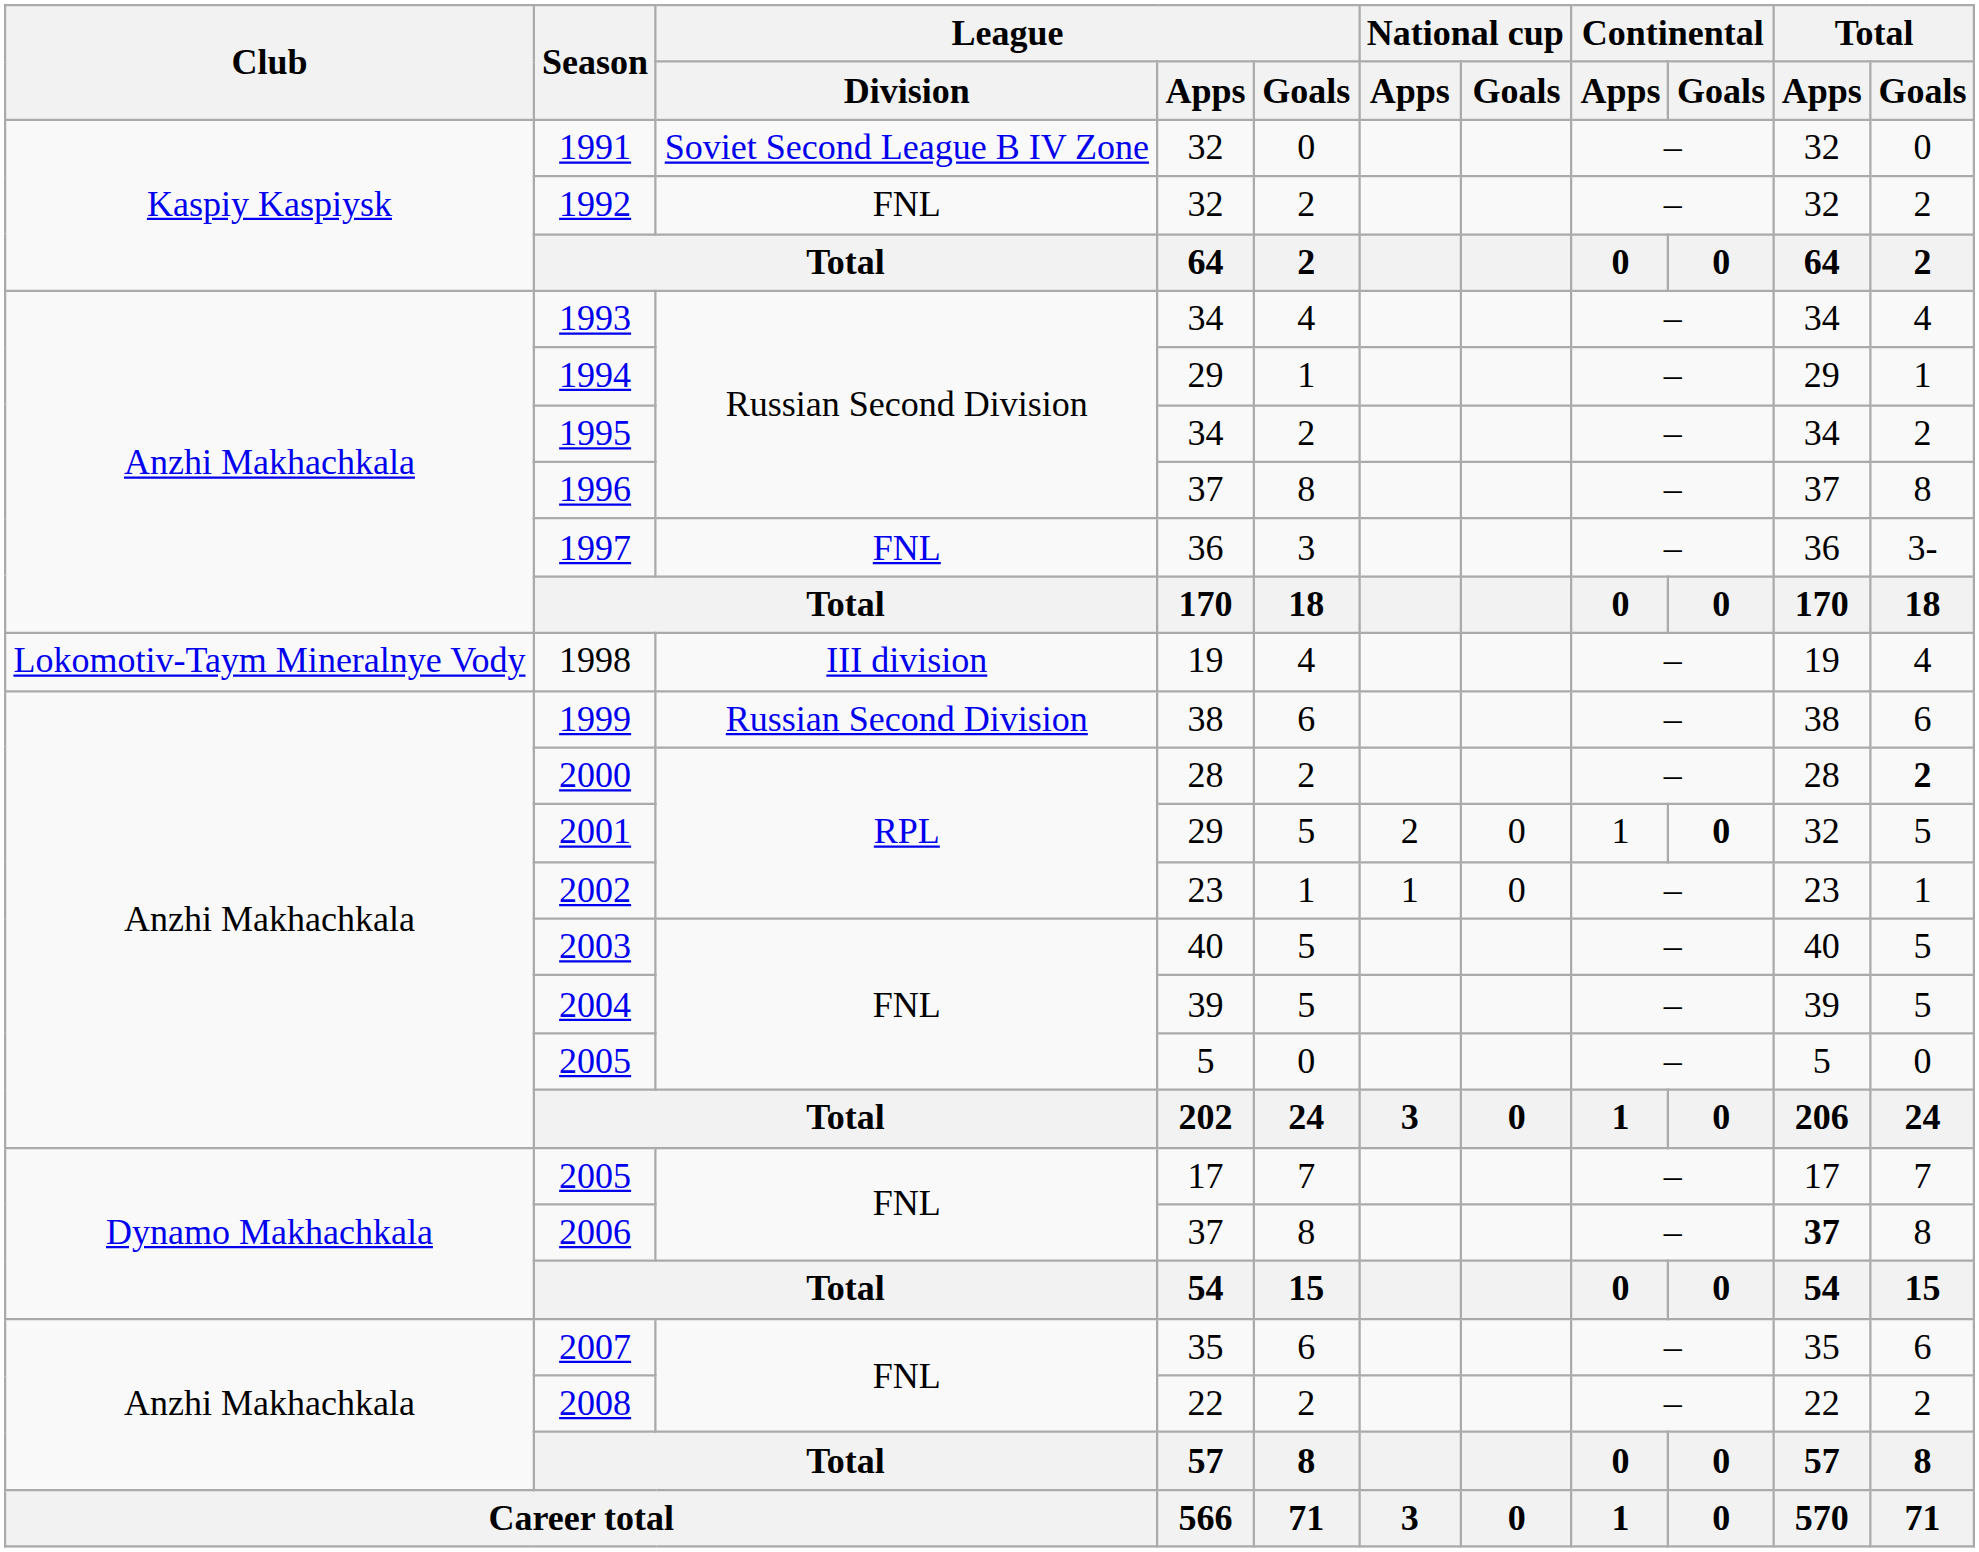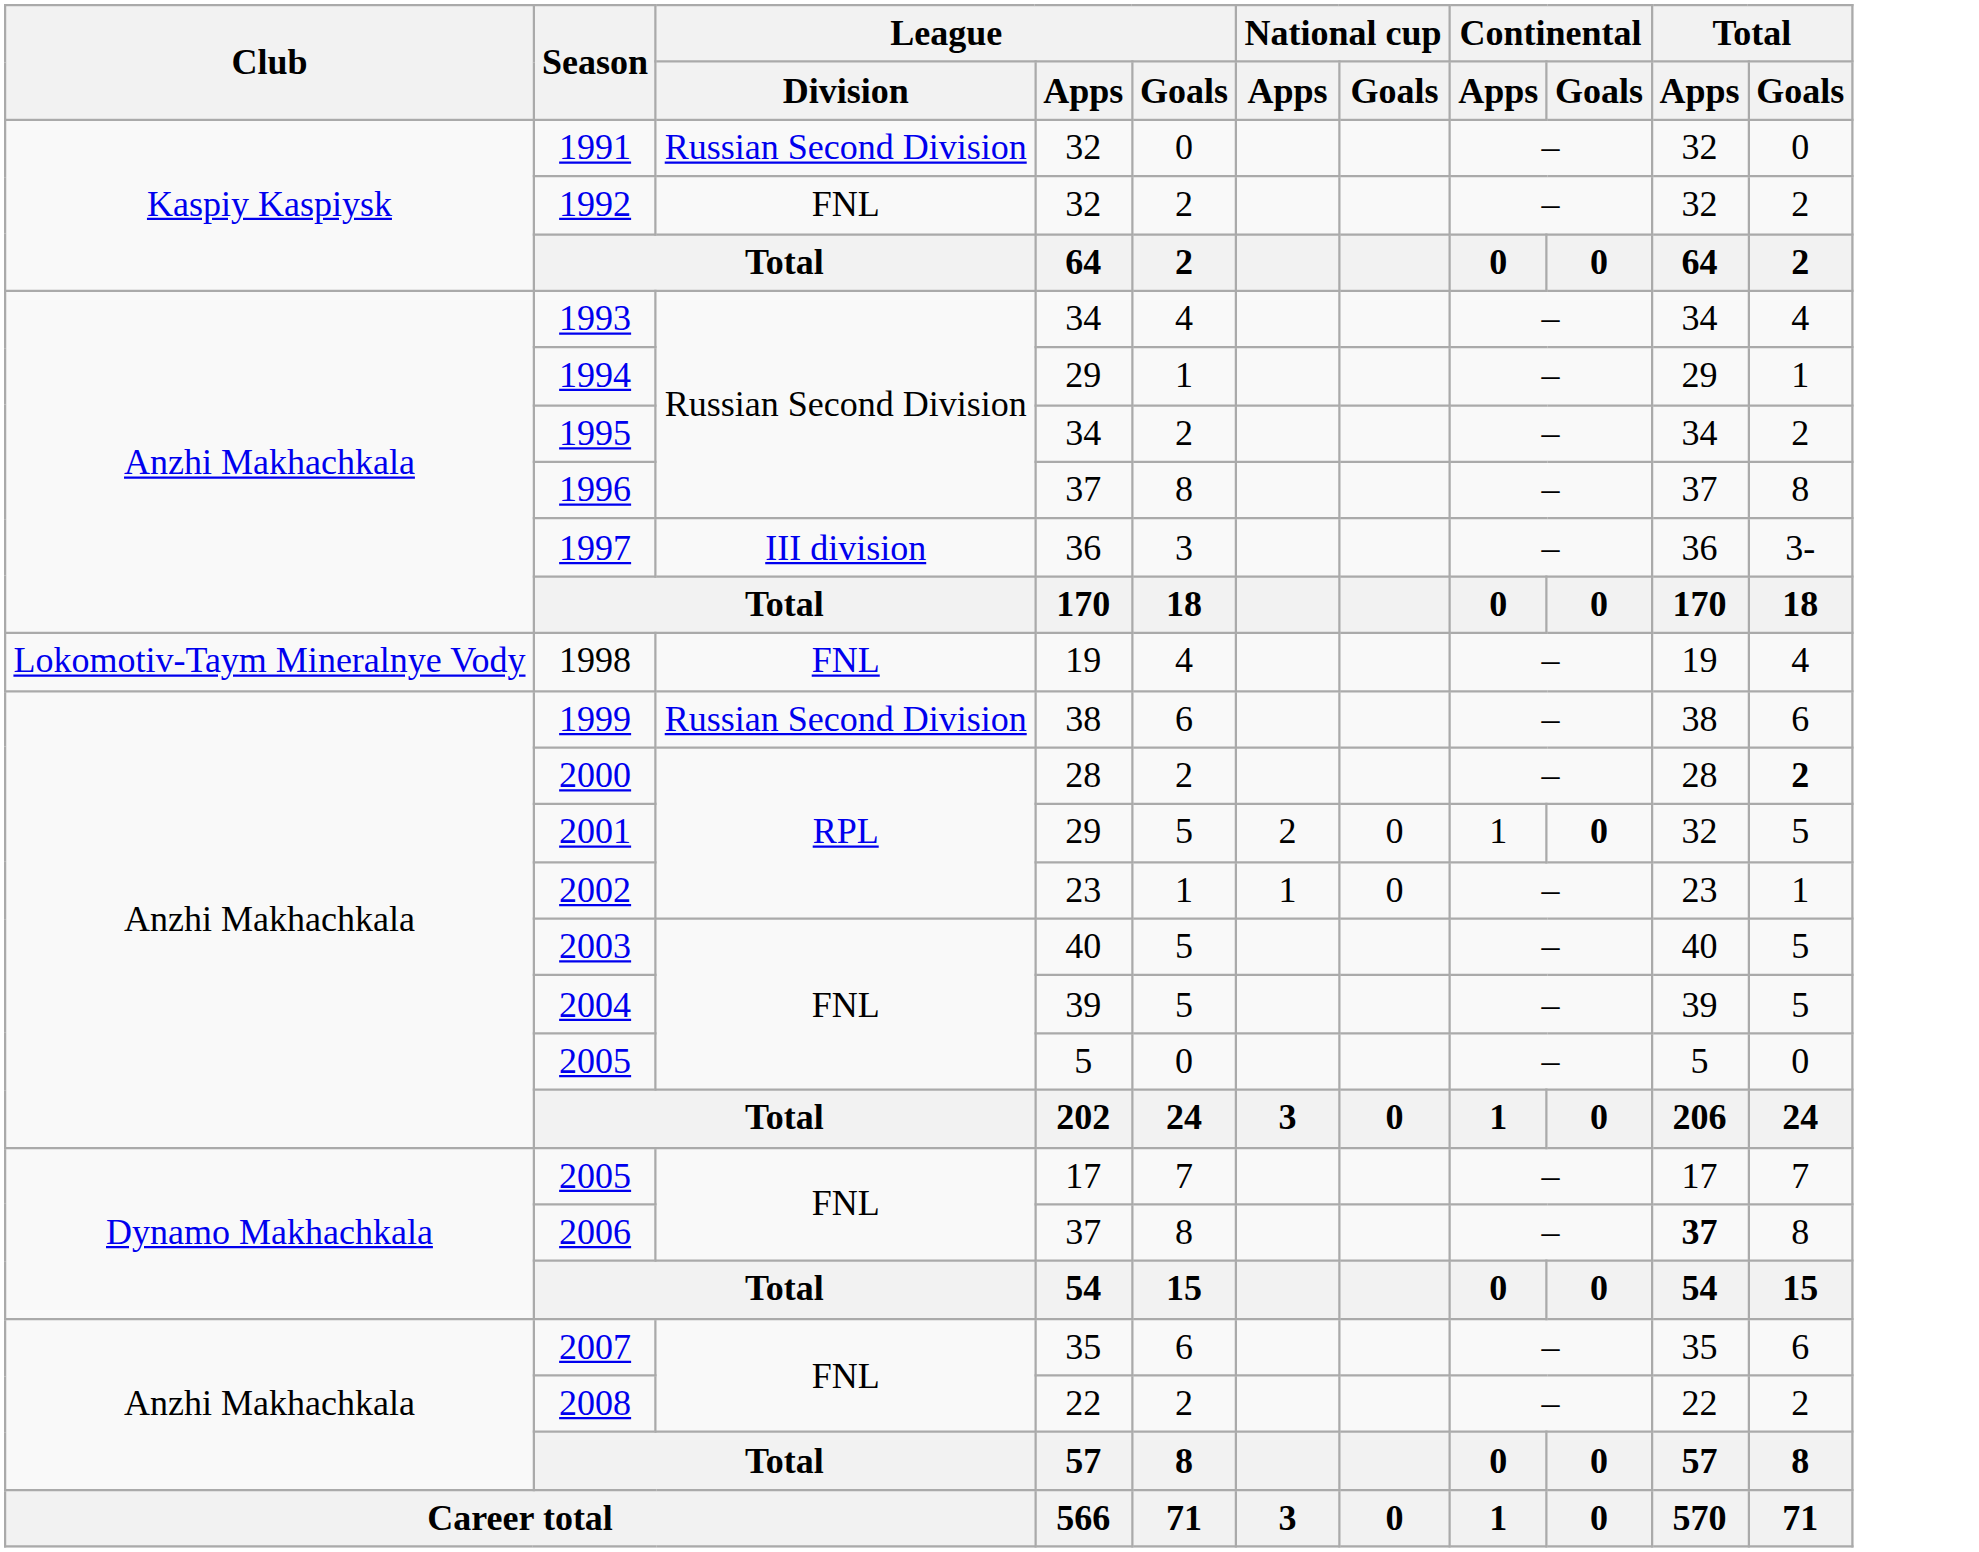(907, 147) Soviet Second League B IV Zone -> (846, 147) Russian Second Division
(907, 546) FNL -> (846, 546) III division
(907, 661) III division -> (846, 661) FNL
